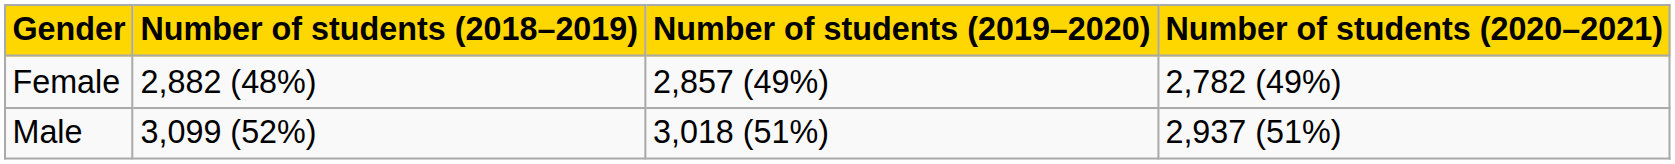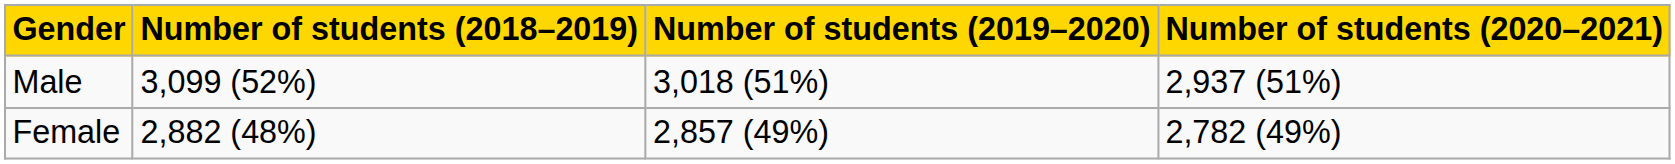rows swapped: (66, 81) <-> (47, 132)
